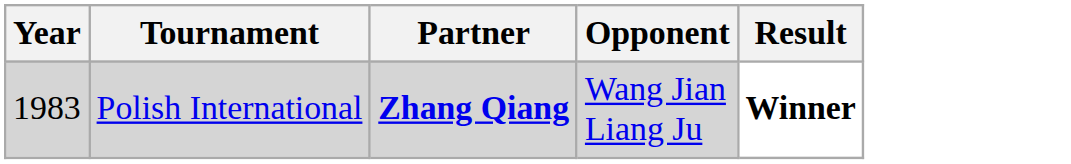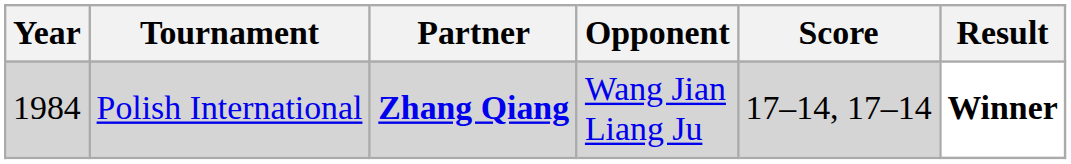+ column: (839, 32)
(47, 108) 1983 -> (47, 108) 1984
